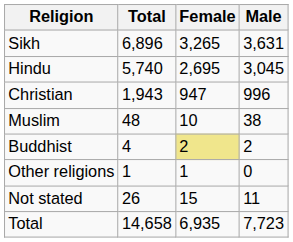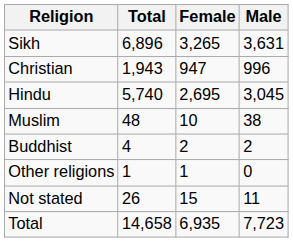rows swapped: (30, 69) <-> (40, 95)
(184, 146) khaki background -> (184, 146) no background
